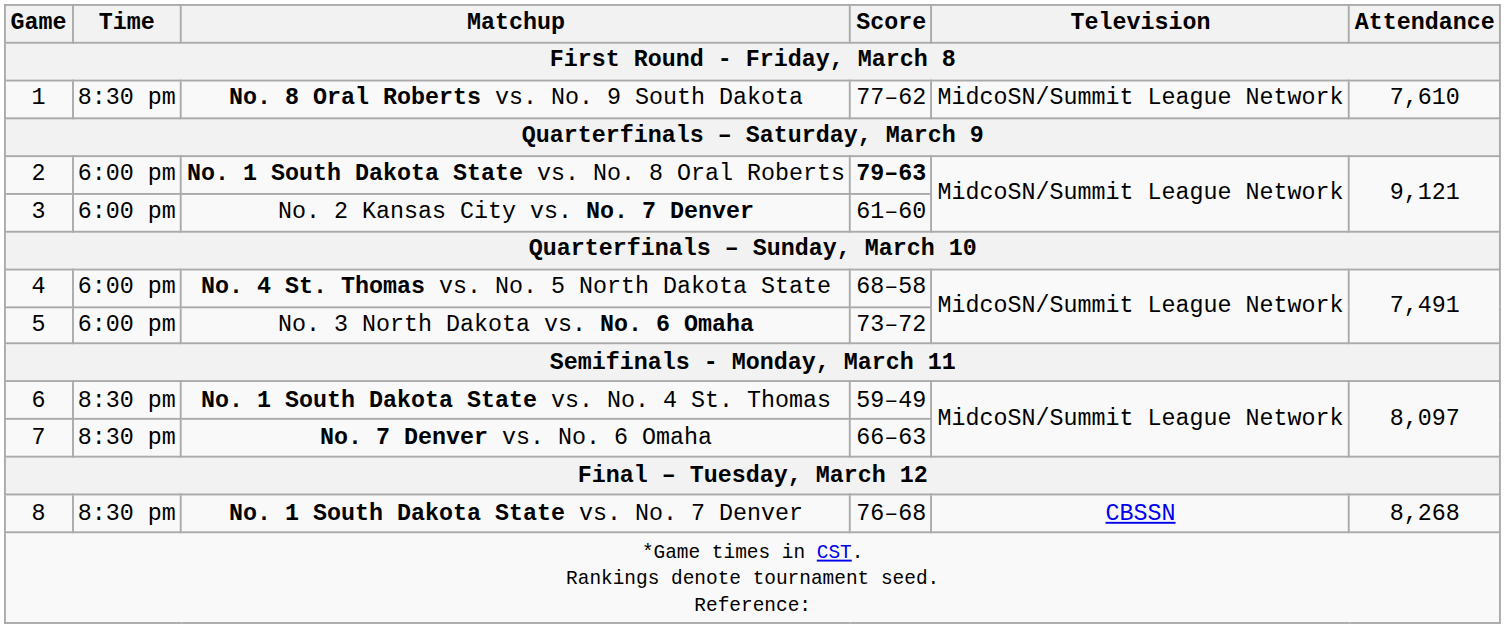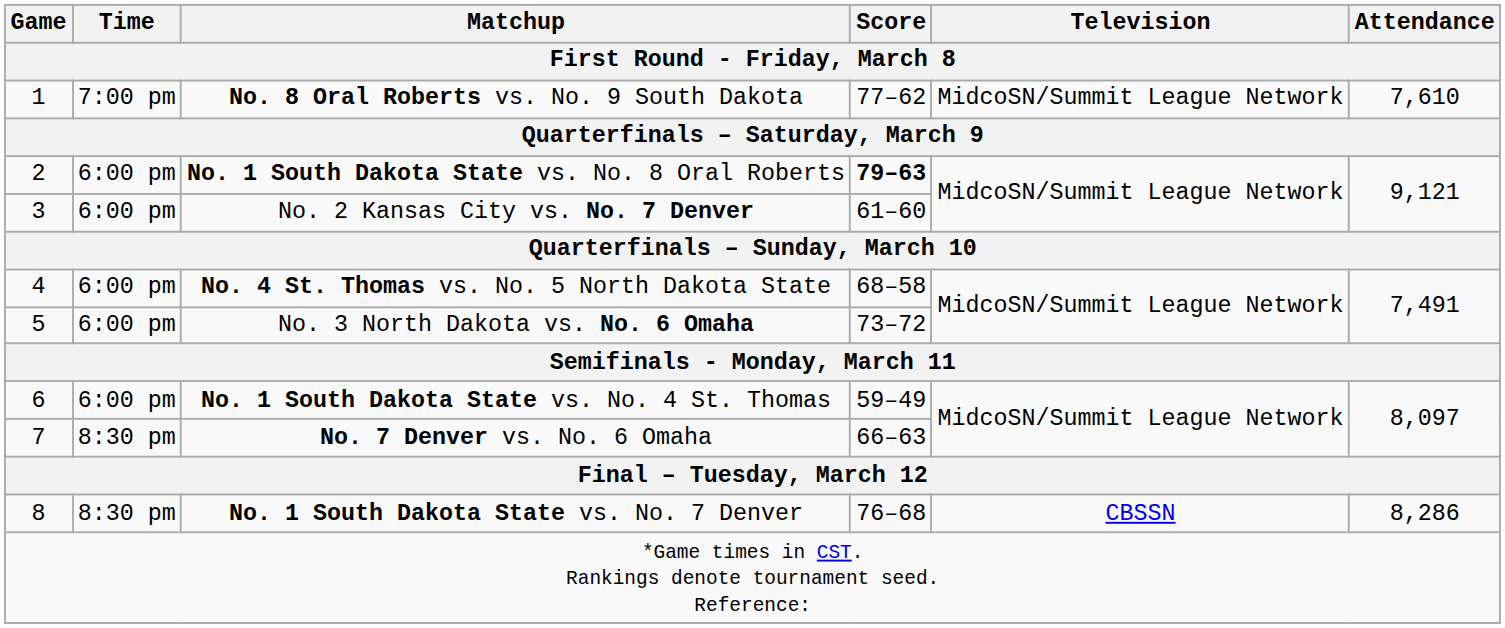(127, 99) 8:30 pm -> (127, 99) 7:00 pm
(127, 401) 8:30 pm -> (127, 401) 6:00 pm
(1425, 514) 8,268 -> (1425, 514) 8,286
